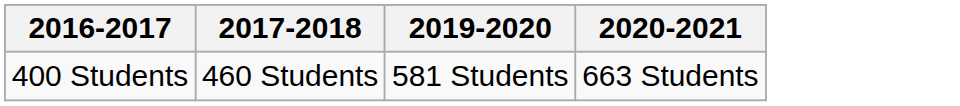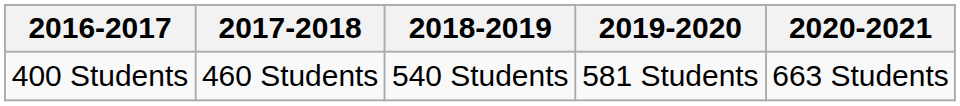+ column: (480, 28)
